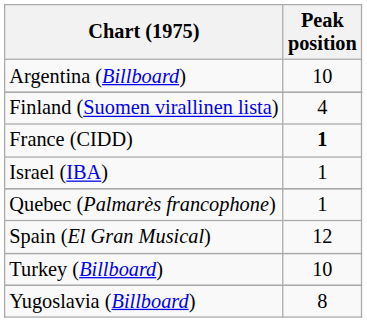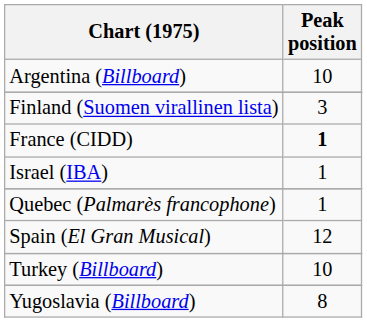(322, 107) 4 -> (322, 107) 3
